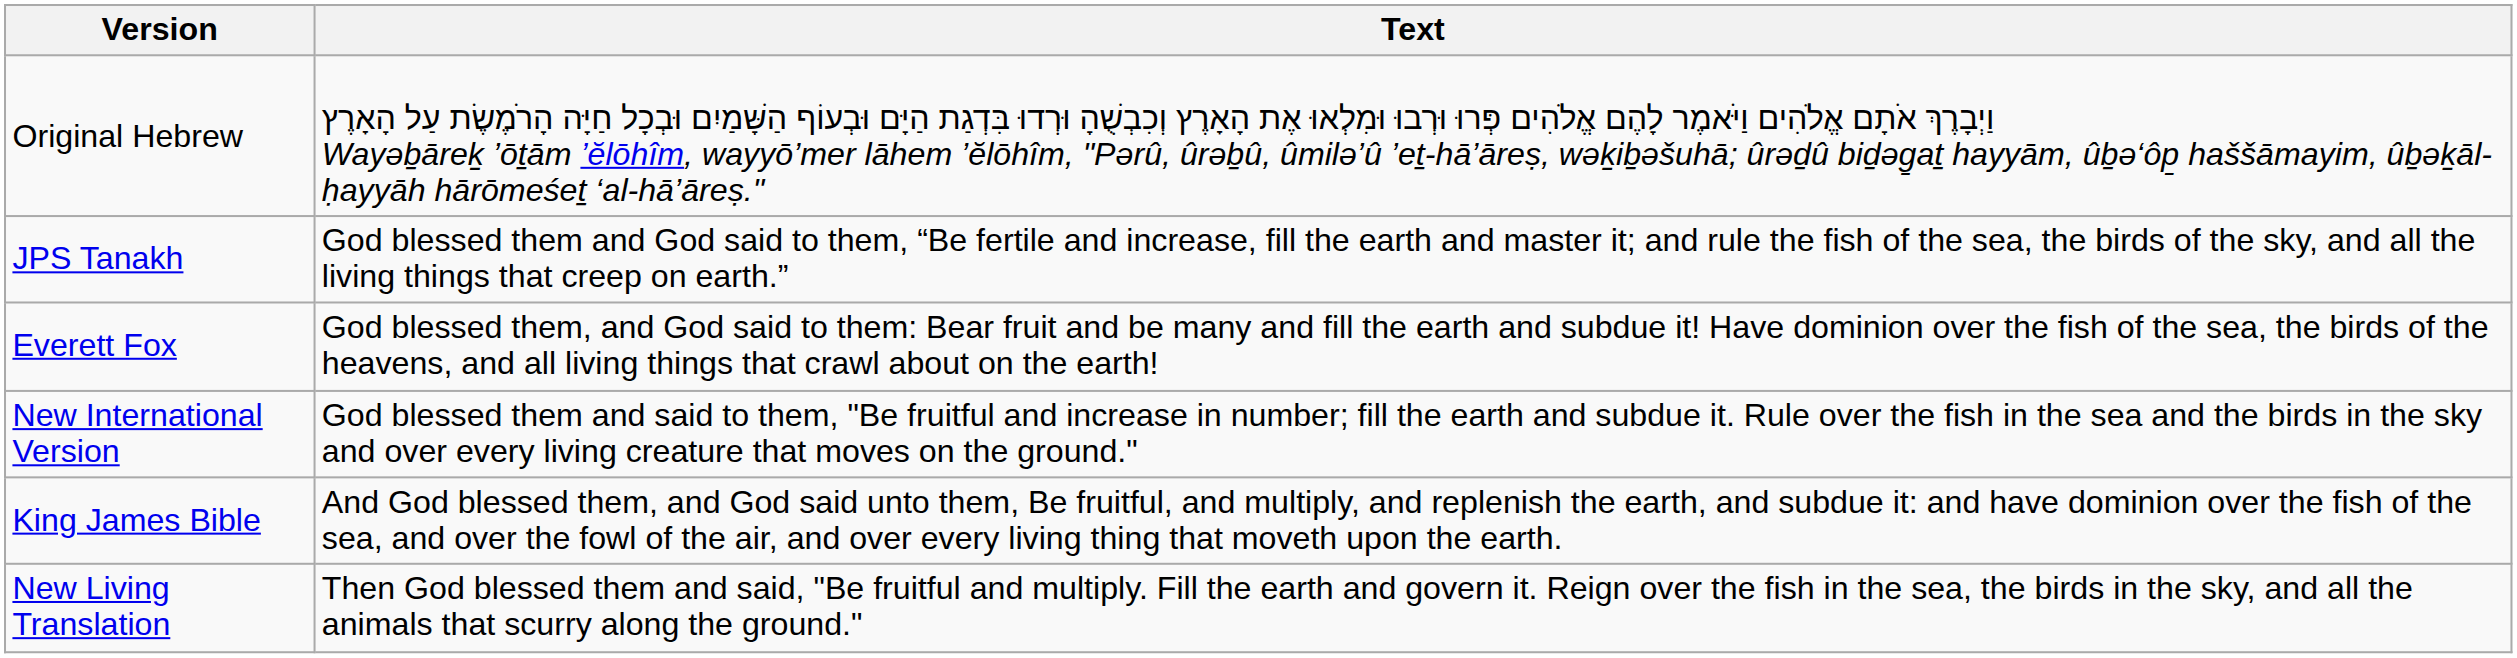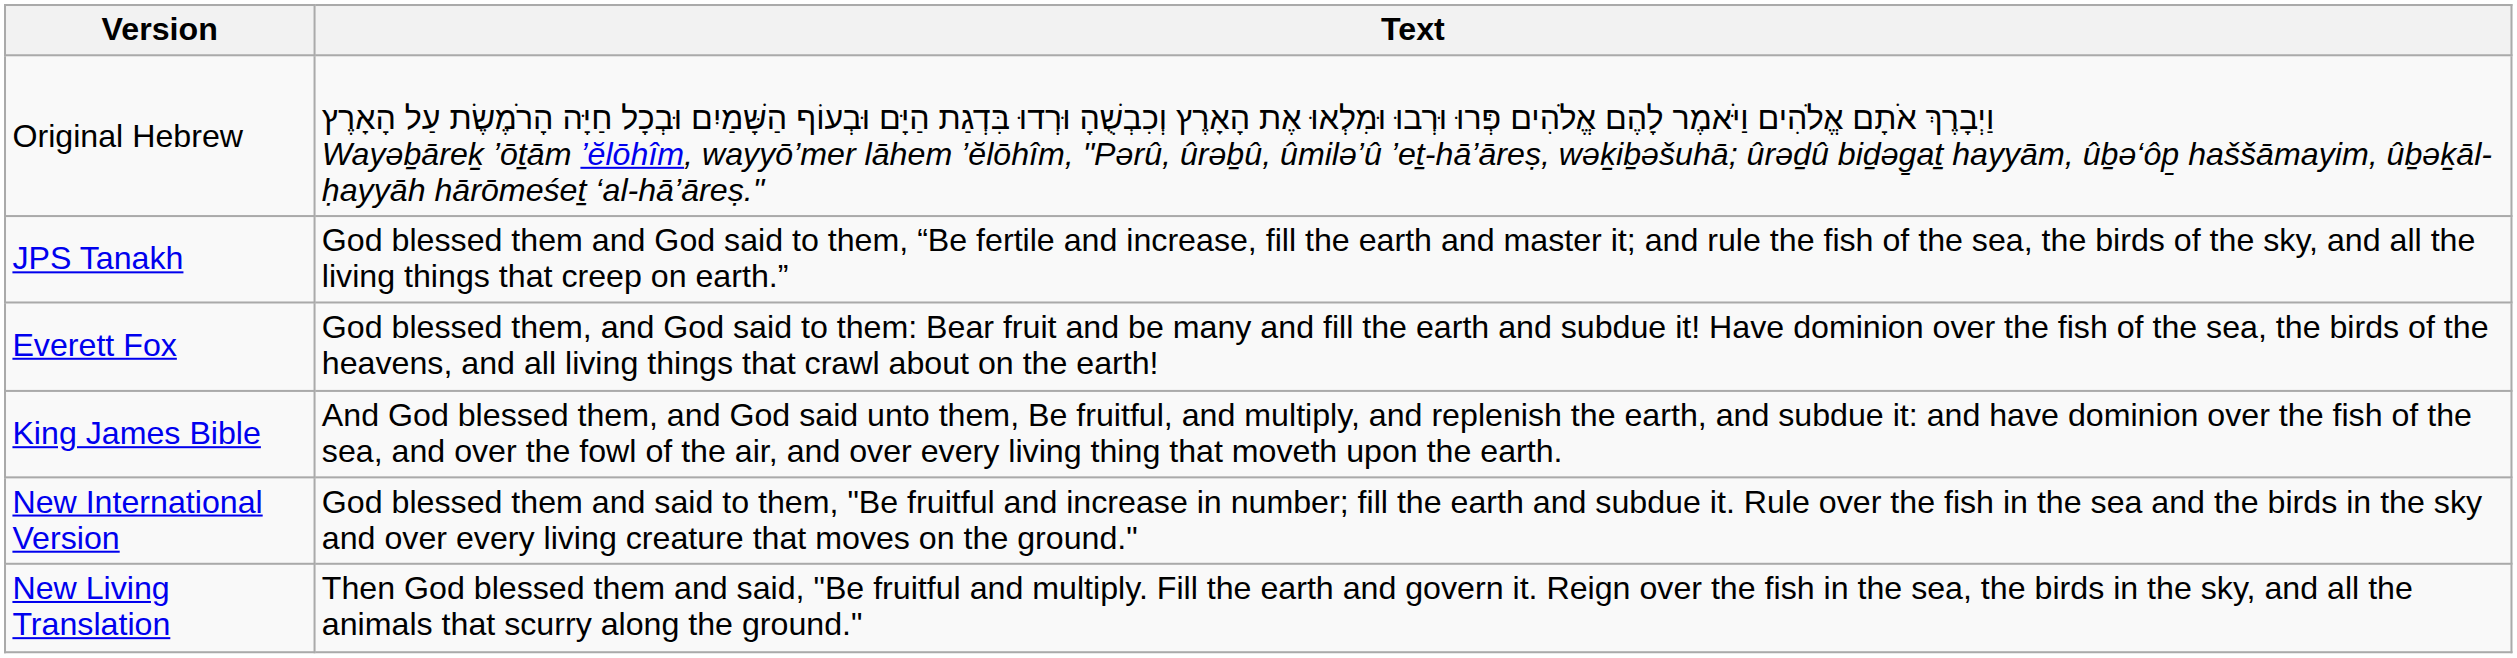rows swapped: (137, 520) <-> (138, 433)
